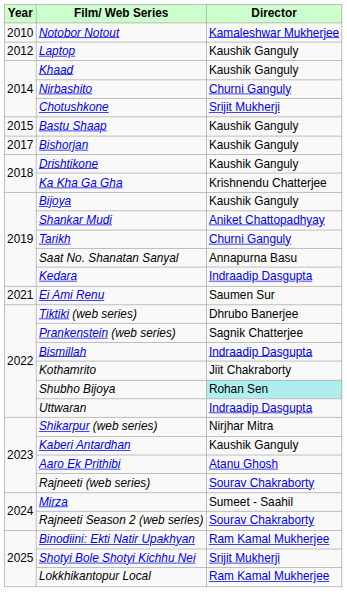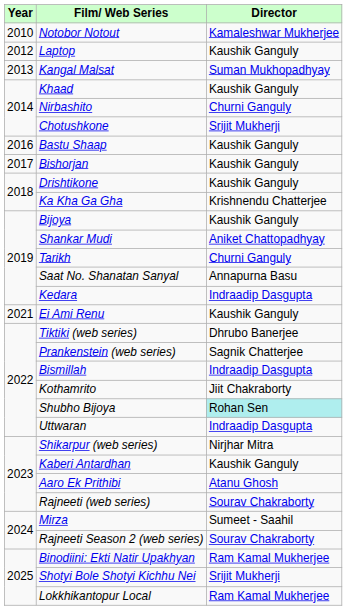+ row: (76, 70)
(20, 126) 2015 -> (20, 145) 2016
(242, 295) Saumen Sur -> (254, 314) Kaushik Ganguly
